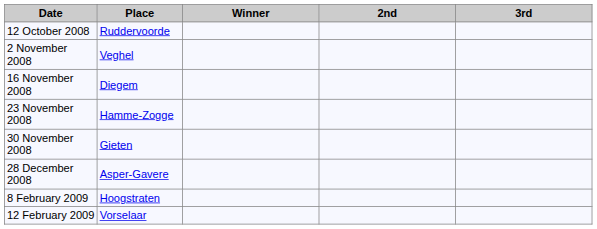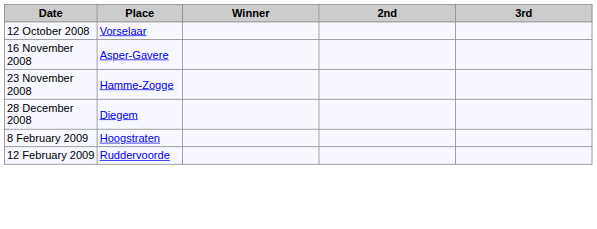(135, 31) Ruddervoorde -> (123, 31) Vorselaar
- row: (37, 54)
(119, 84) Diegem -> (134, 54) Asper-Gavere
- row: (40, 144)
(134, 174) Asper-Gavere -> (119, 114) Diegem
(123, 215) Vorselaar -> (135, 155) Ruddervoorde
